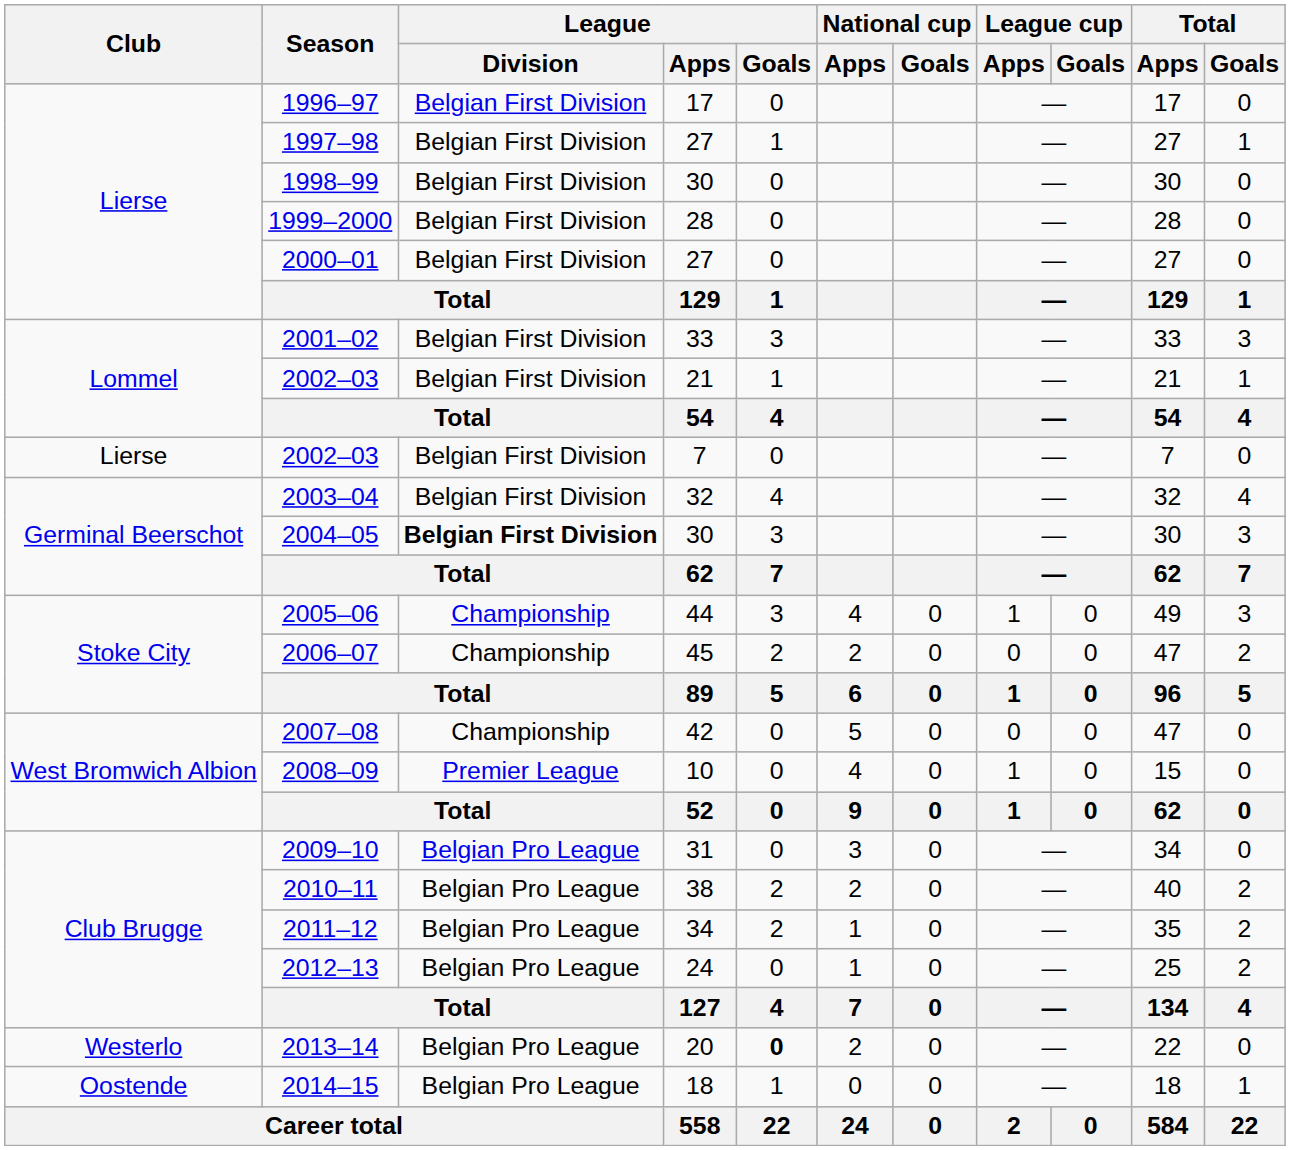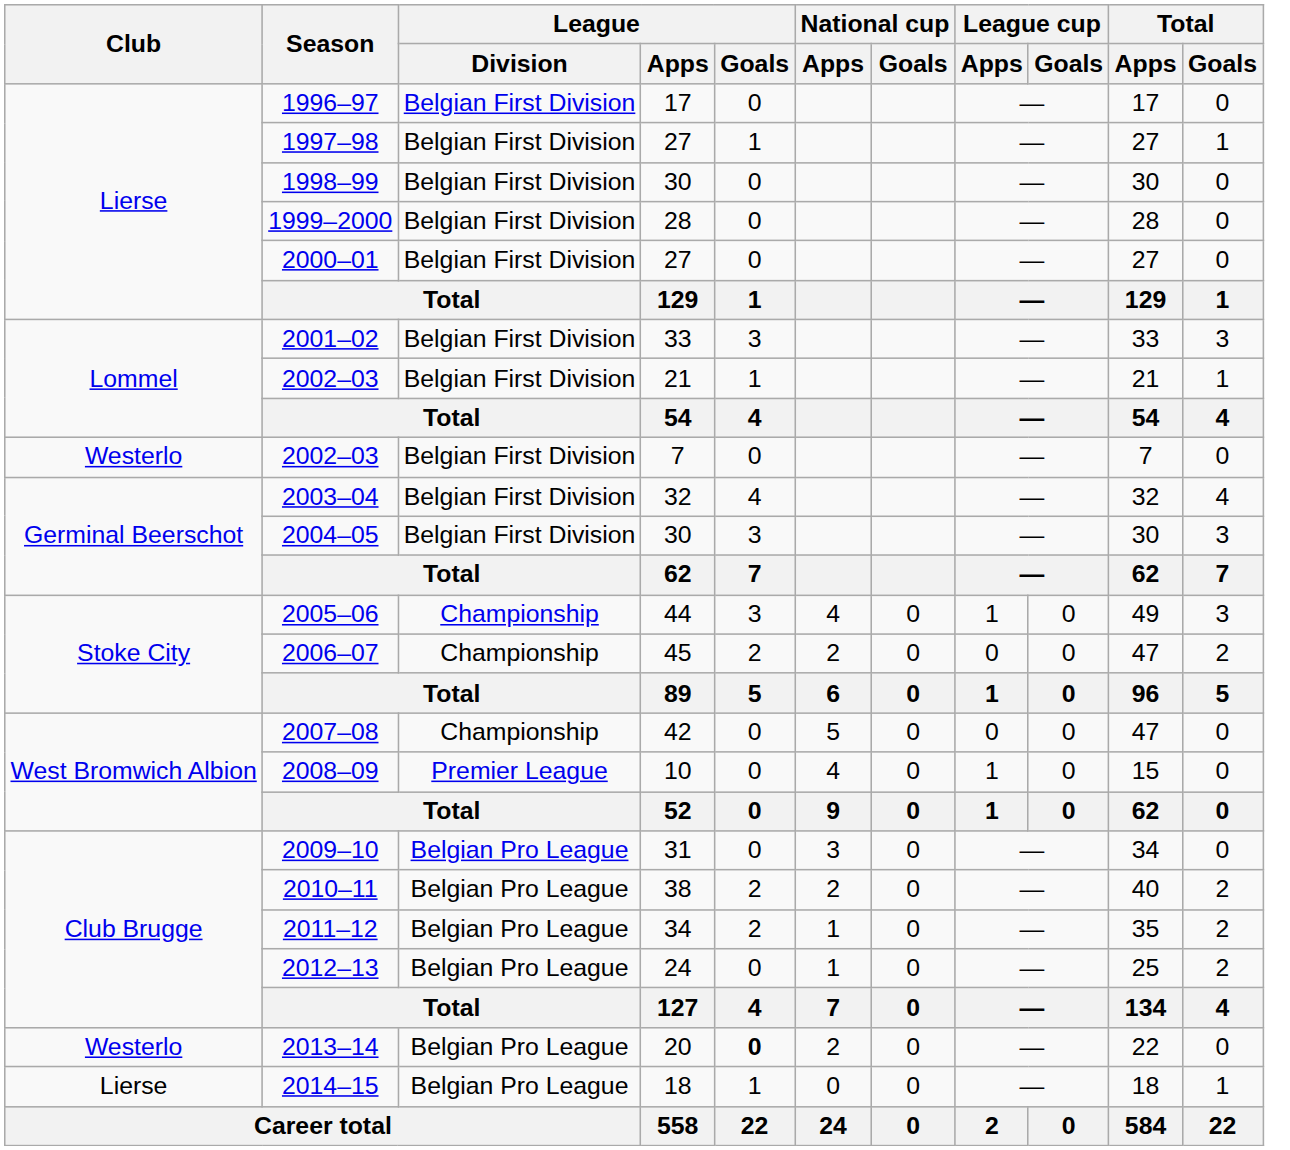(134, 456) Lierse -> (134, 456) Westerlo
(531, 535) bold -> (520, 535) normal
(134, 1086) Oostende -> (134, 1086) Lierse
